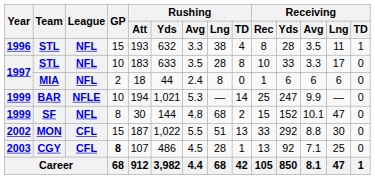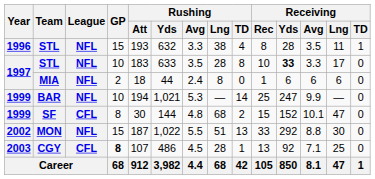(288, 64) normal -> (288, 64) bold
(87, 98) NFLE -> (87, 98) NFL
(87, 115) NFL -> (87, 115) CFL
(87, 132) CFL -> (87, 132) NFL
